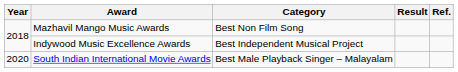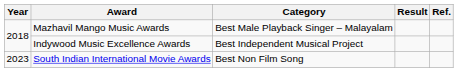(259, 28) Best Non Film Song -> (304, 28) Best Male Playback Singer – Malayalam
(18, 59) 2020 -> (18, 59) 2023
(304, 59) Best Male Playback Singer – Malayalam -> (259, 59) Best Non Film Song
